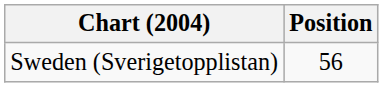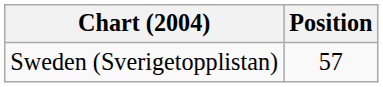(331, 61) 56 -> (331, 61) 57
